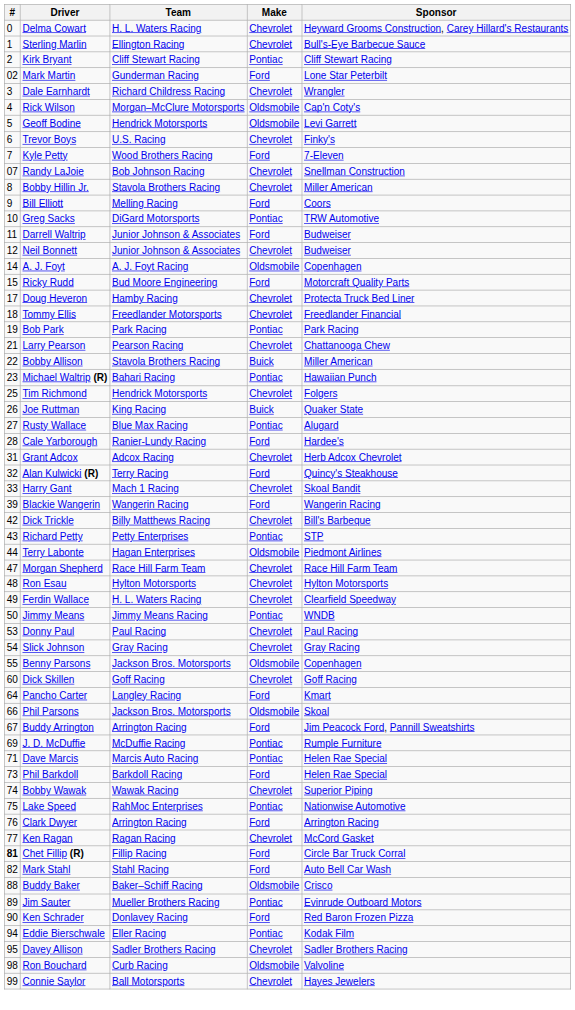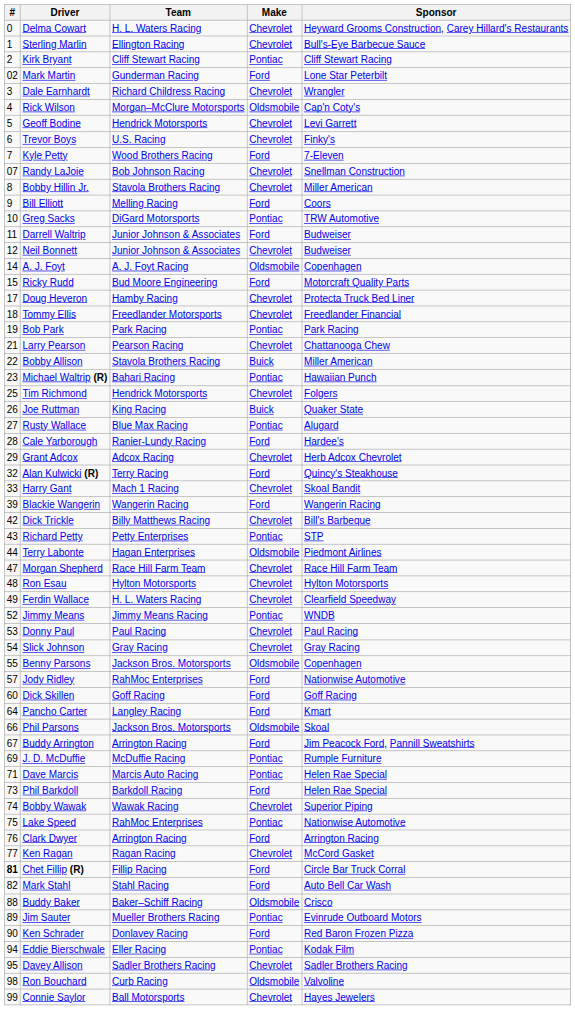(274, 124) Oldsmobile -> (271, 124) Chevrolet
(12, 457) 31 -> (12, 457) 29
(12, 616) 50 -> (12, 616) 52
+ row: (48, 679)
(271, 679) Chevrolet -> (260, 695) Ford
